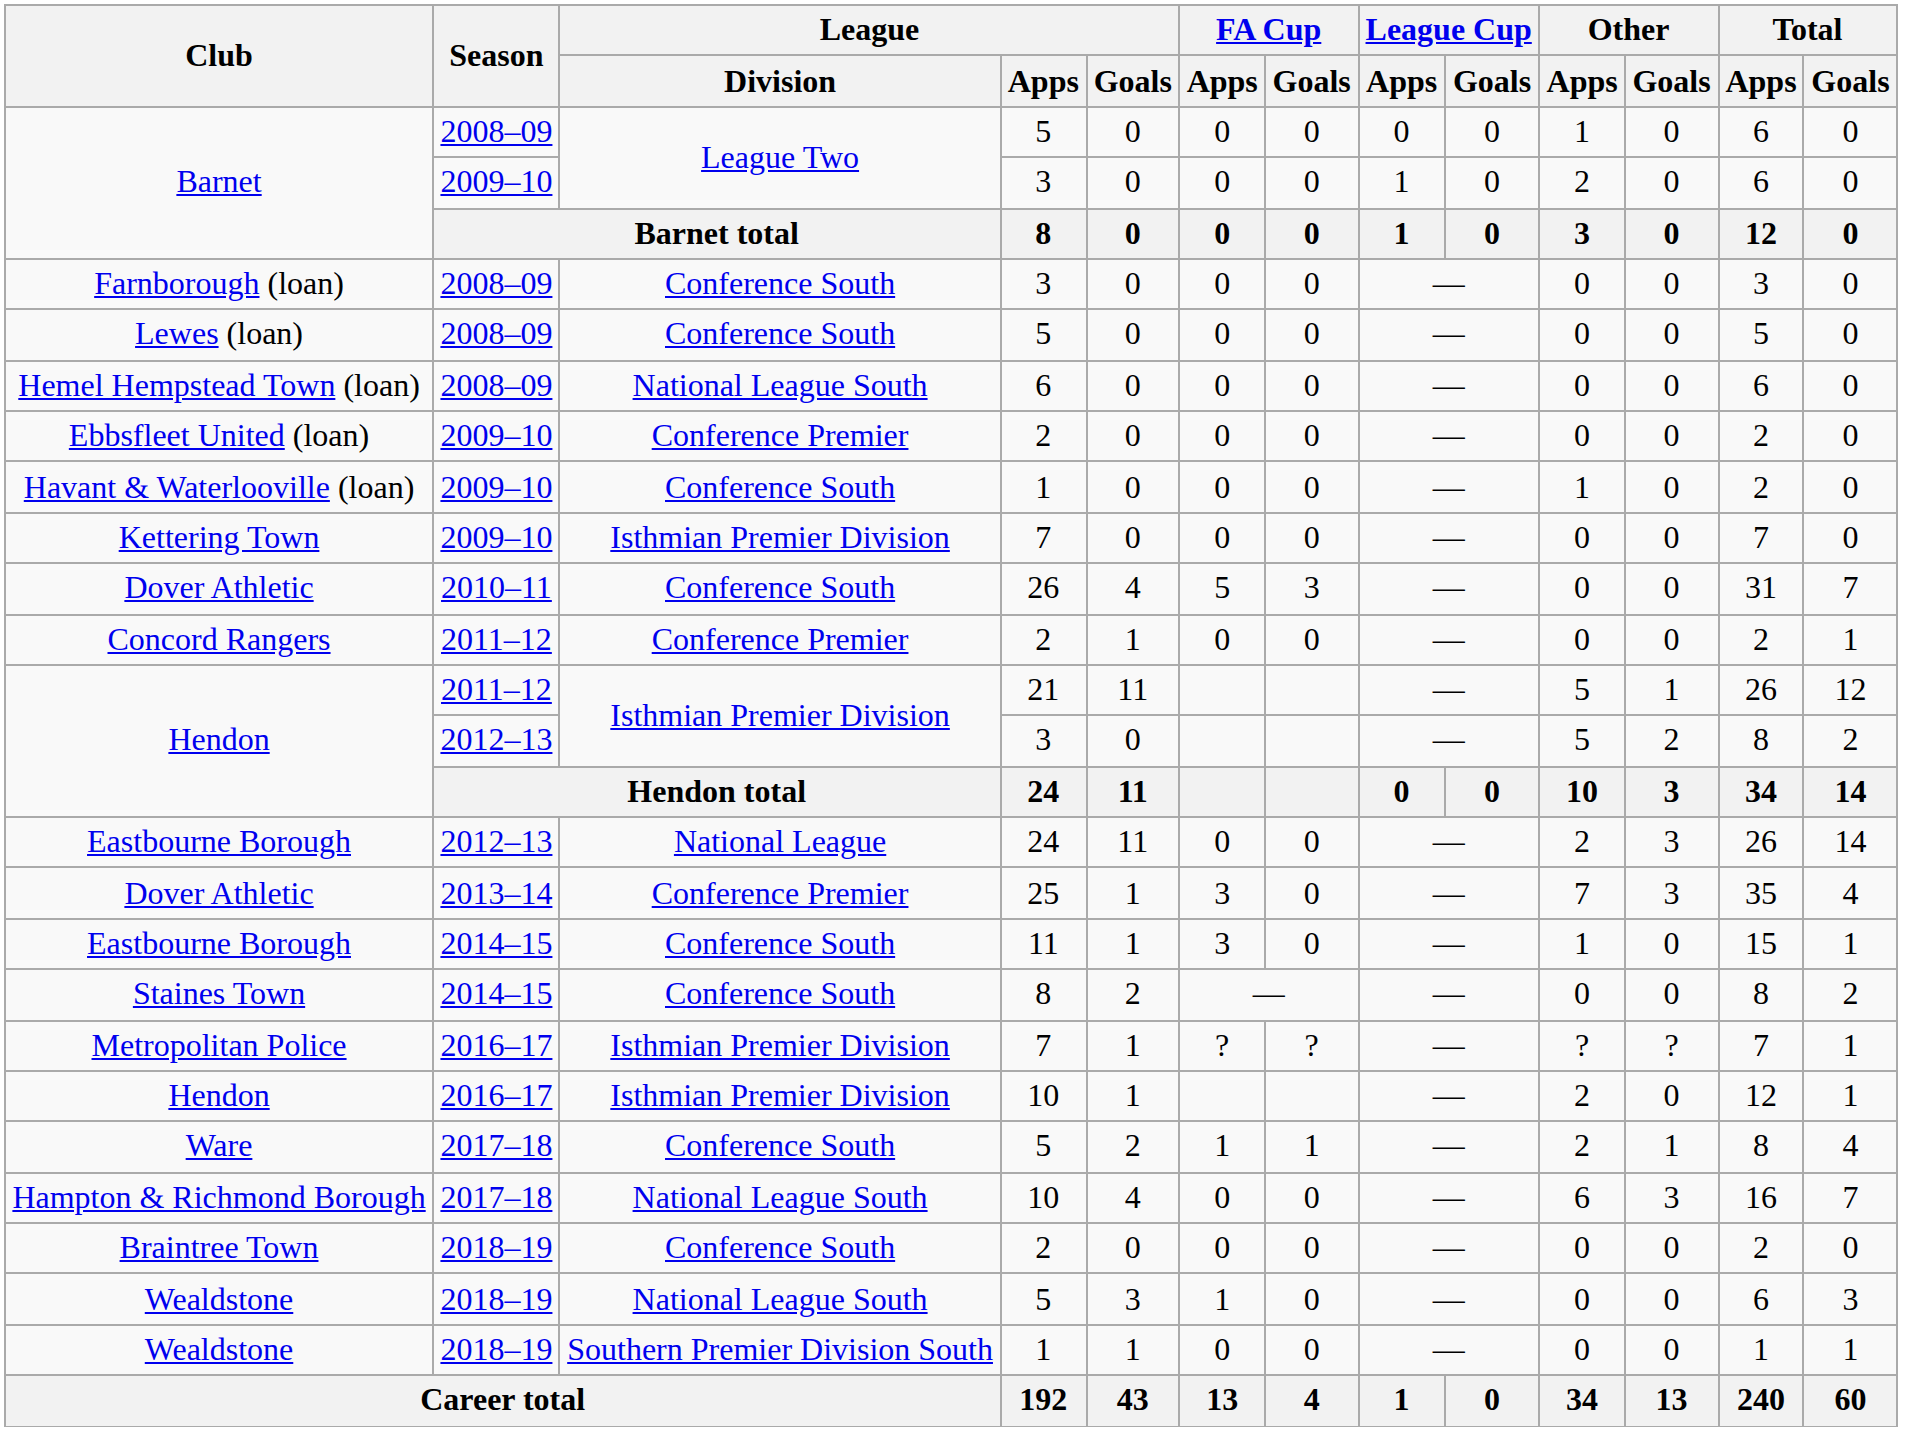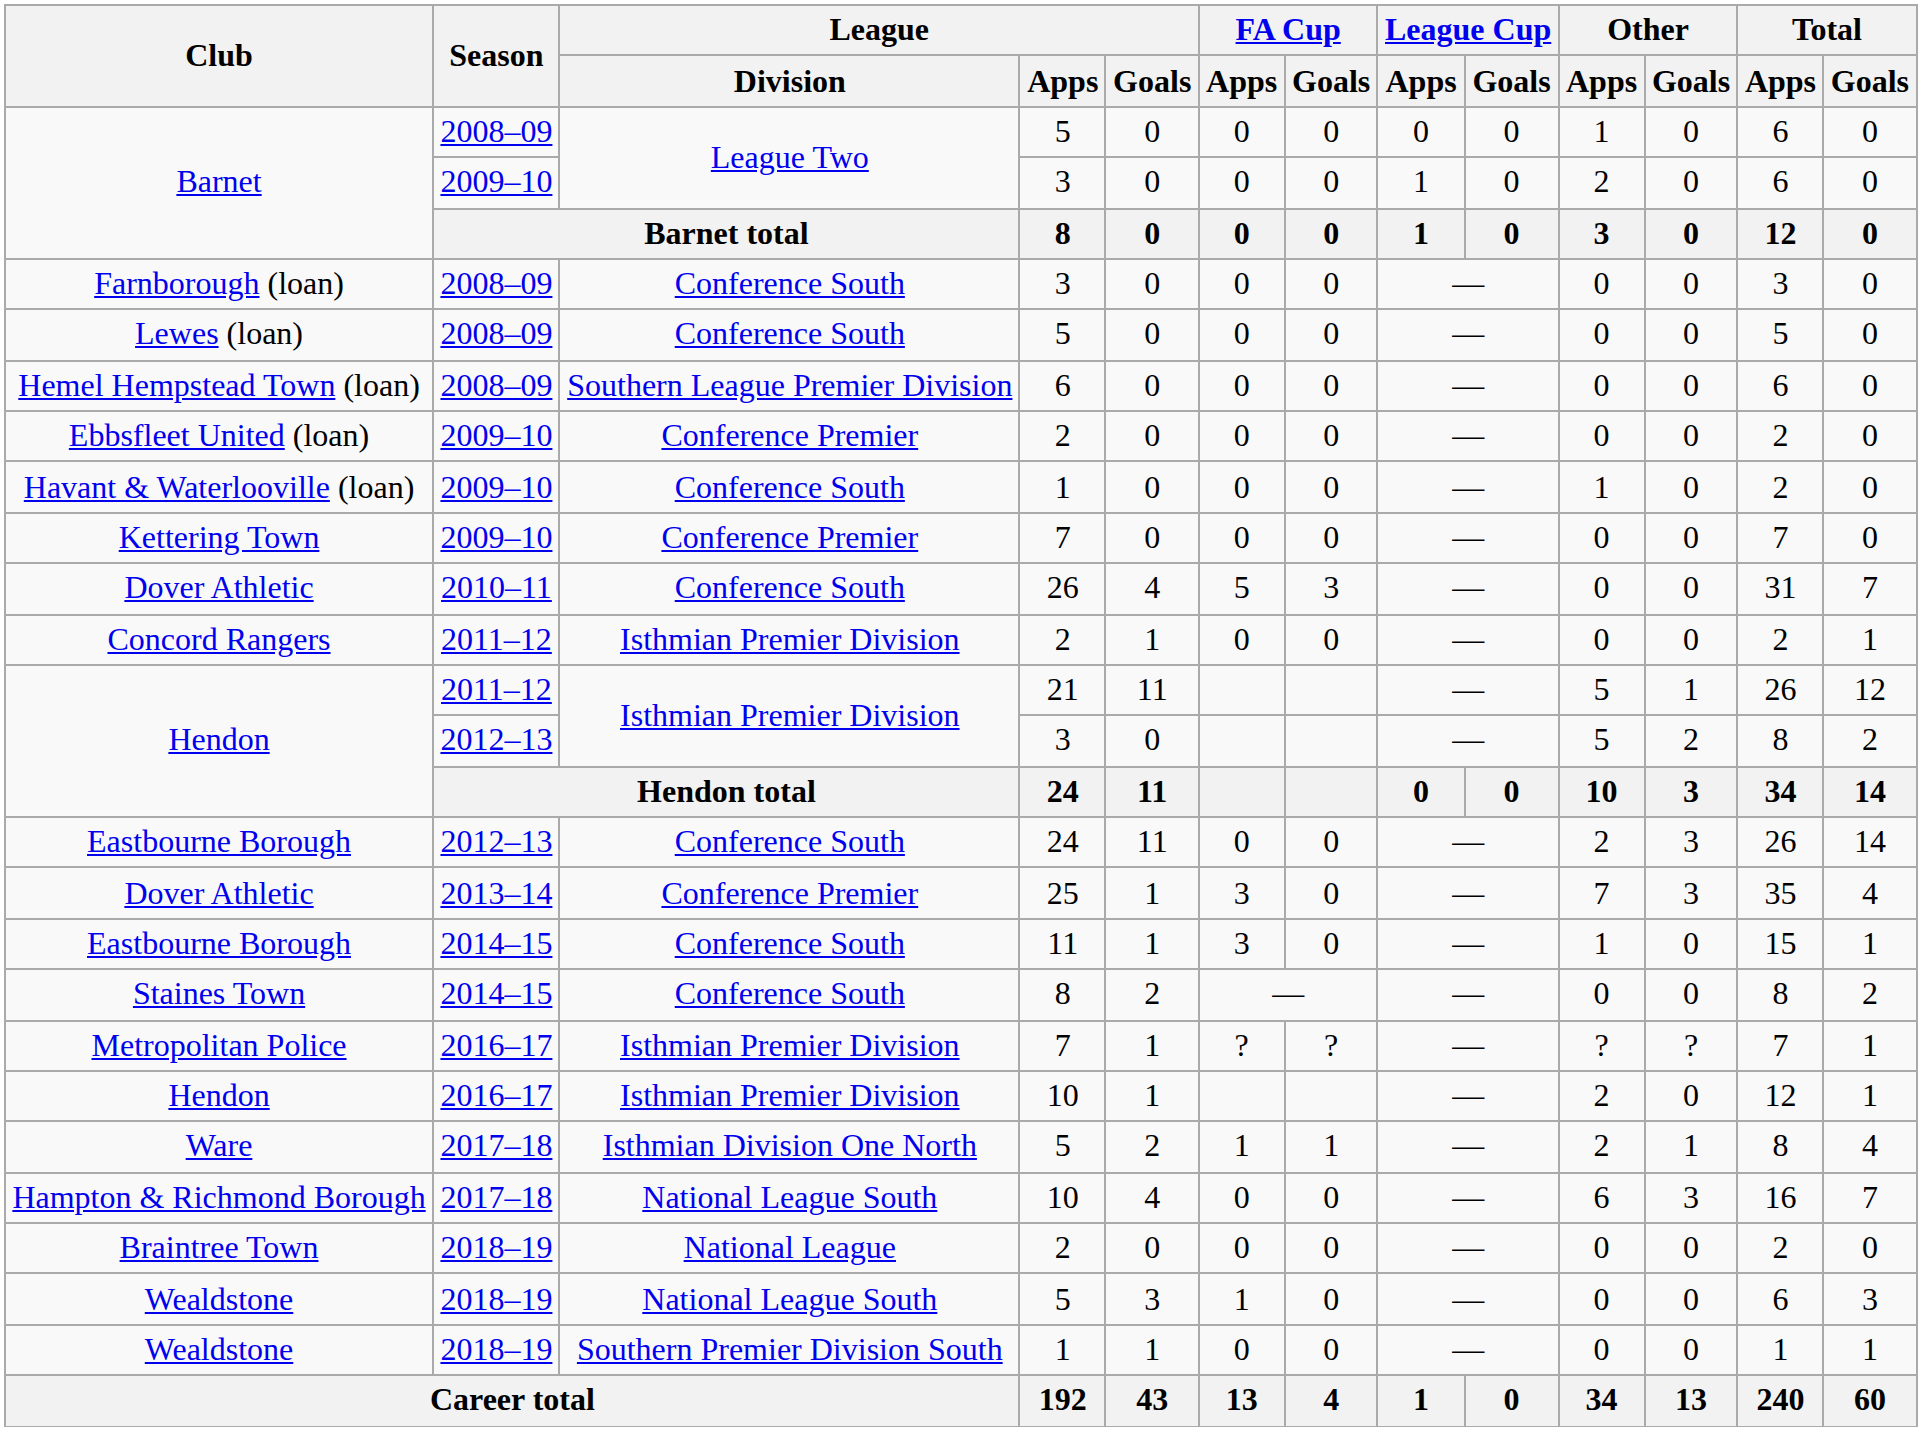(780, 385) National League South -> (790, 385) Southern League Premier Division
(780, 537) Isthmian Premier Division -> (790, 537) Conference Premier
(780, 638) Conference Premier -> (790, 638) Isthmian Premier Division
(780, 841) National League -> (790, 841) Conference South
(780, 1146) Conference South -> (790, 1146) Isthmian Division One North
(780, 1247) Conference South -> (790, 1247) National League
